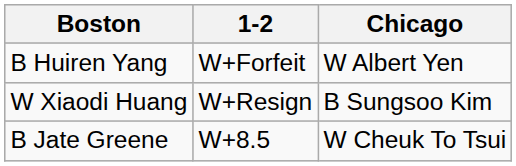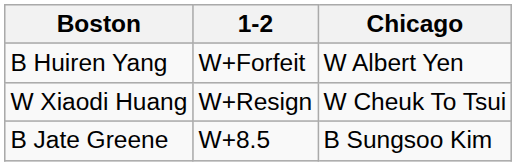(408, 101) B Sungsoo Kim -> (415, 101) W Cheuk To Tsui
(415, 140) W Cheuk To Tsui -> (408, 140) B Sungsoo Kim
